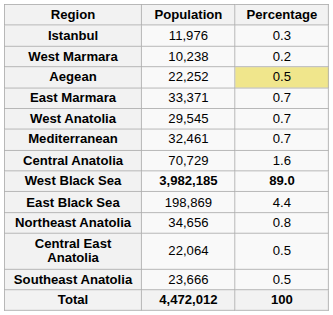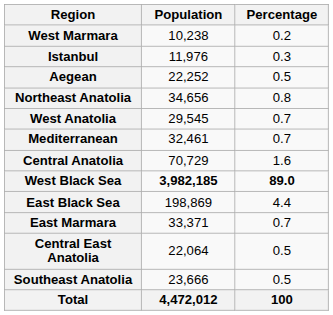rows swapped: (73, 35) <-> (73, 56)
(282, 77) khaki background -> (282, 77) no background
rows swapped: (73, 98) <-> (73, 222)
